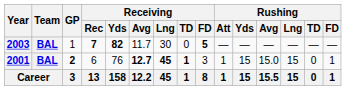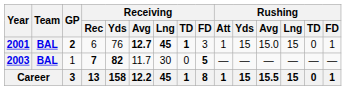rows swapped: (18, 61) <-> (18, 45)
